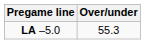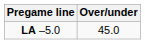(109, 30) 55.3 -> (109, 30) 45.0
